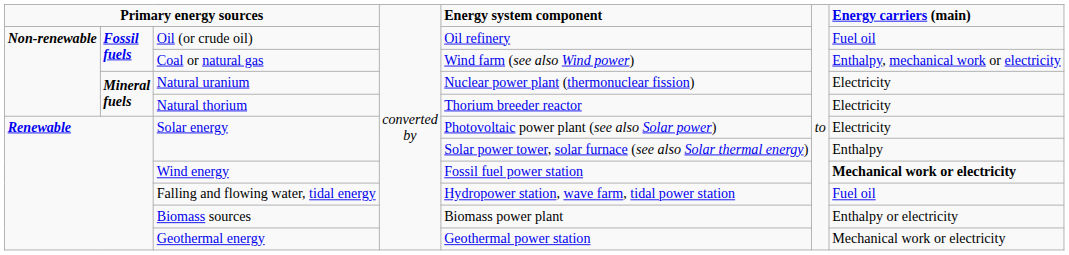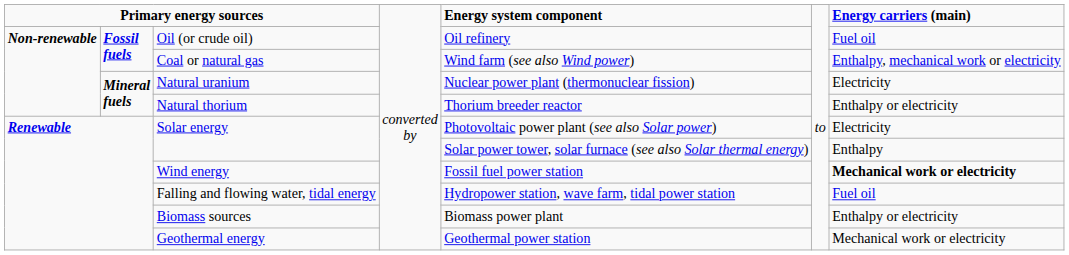(862, 104) Electricity -> (895, 104) Enthalpy or electricity
